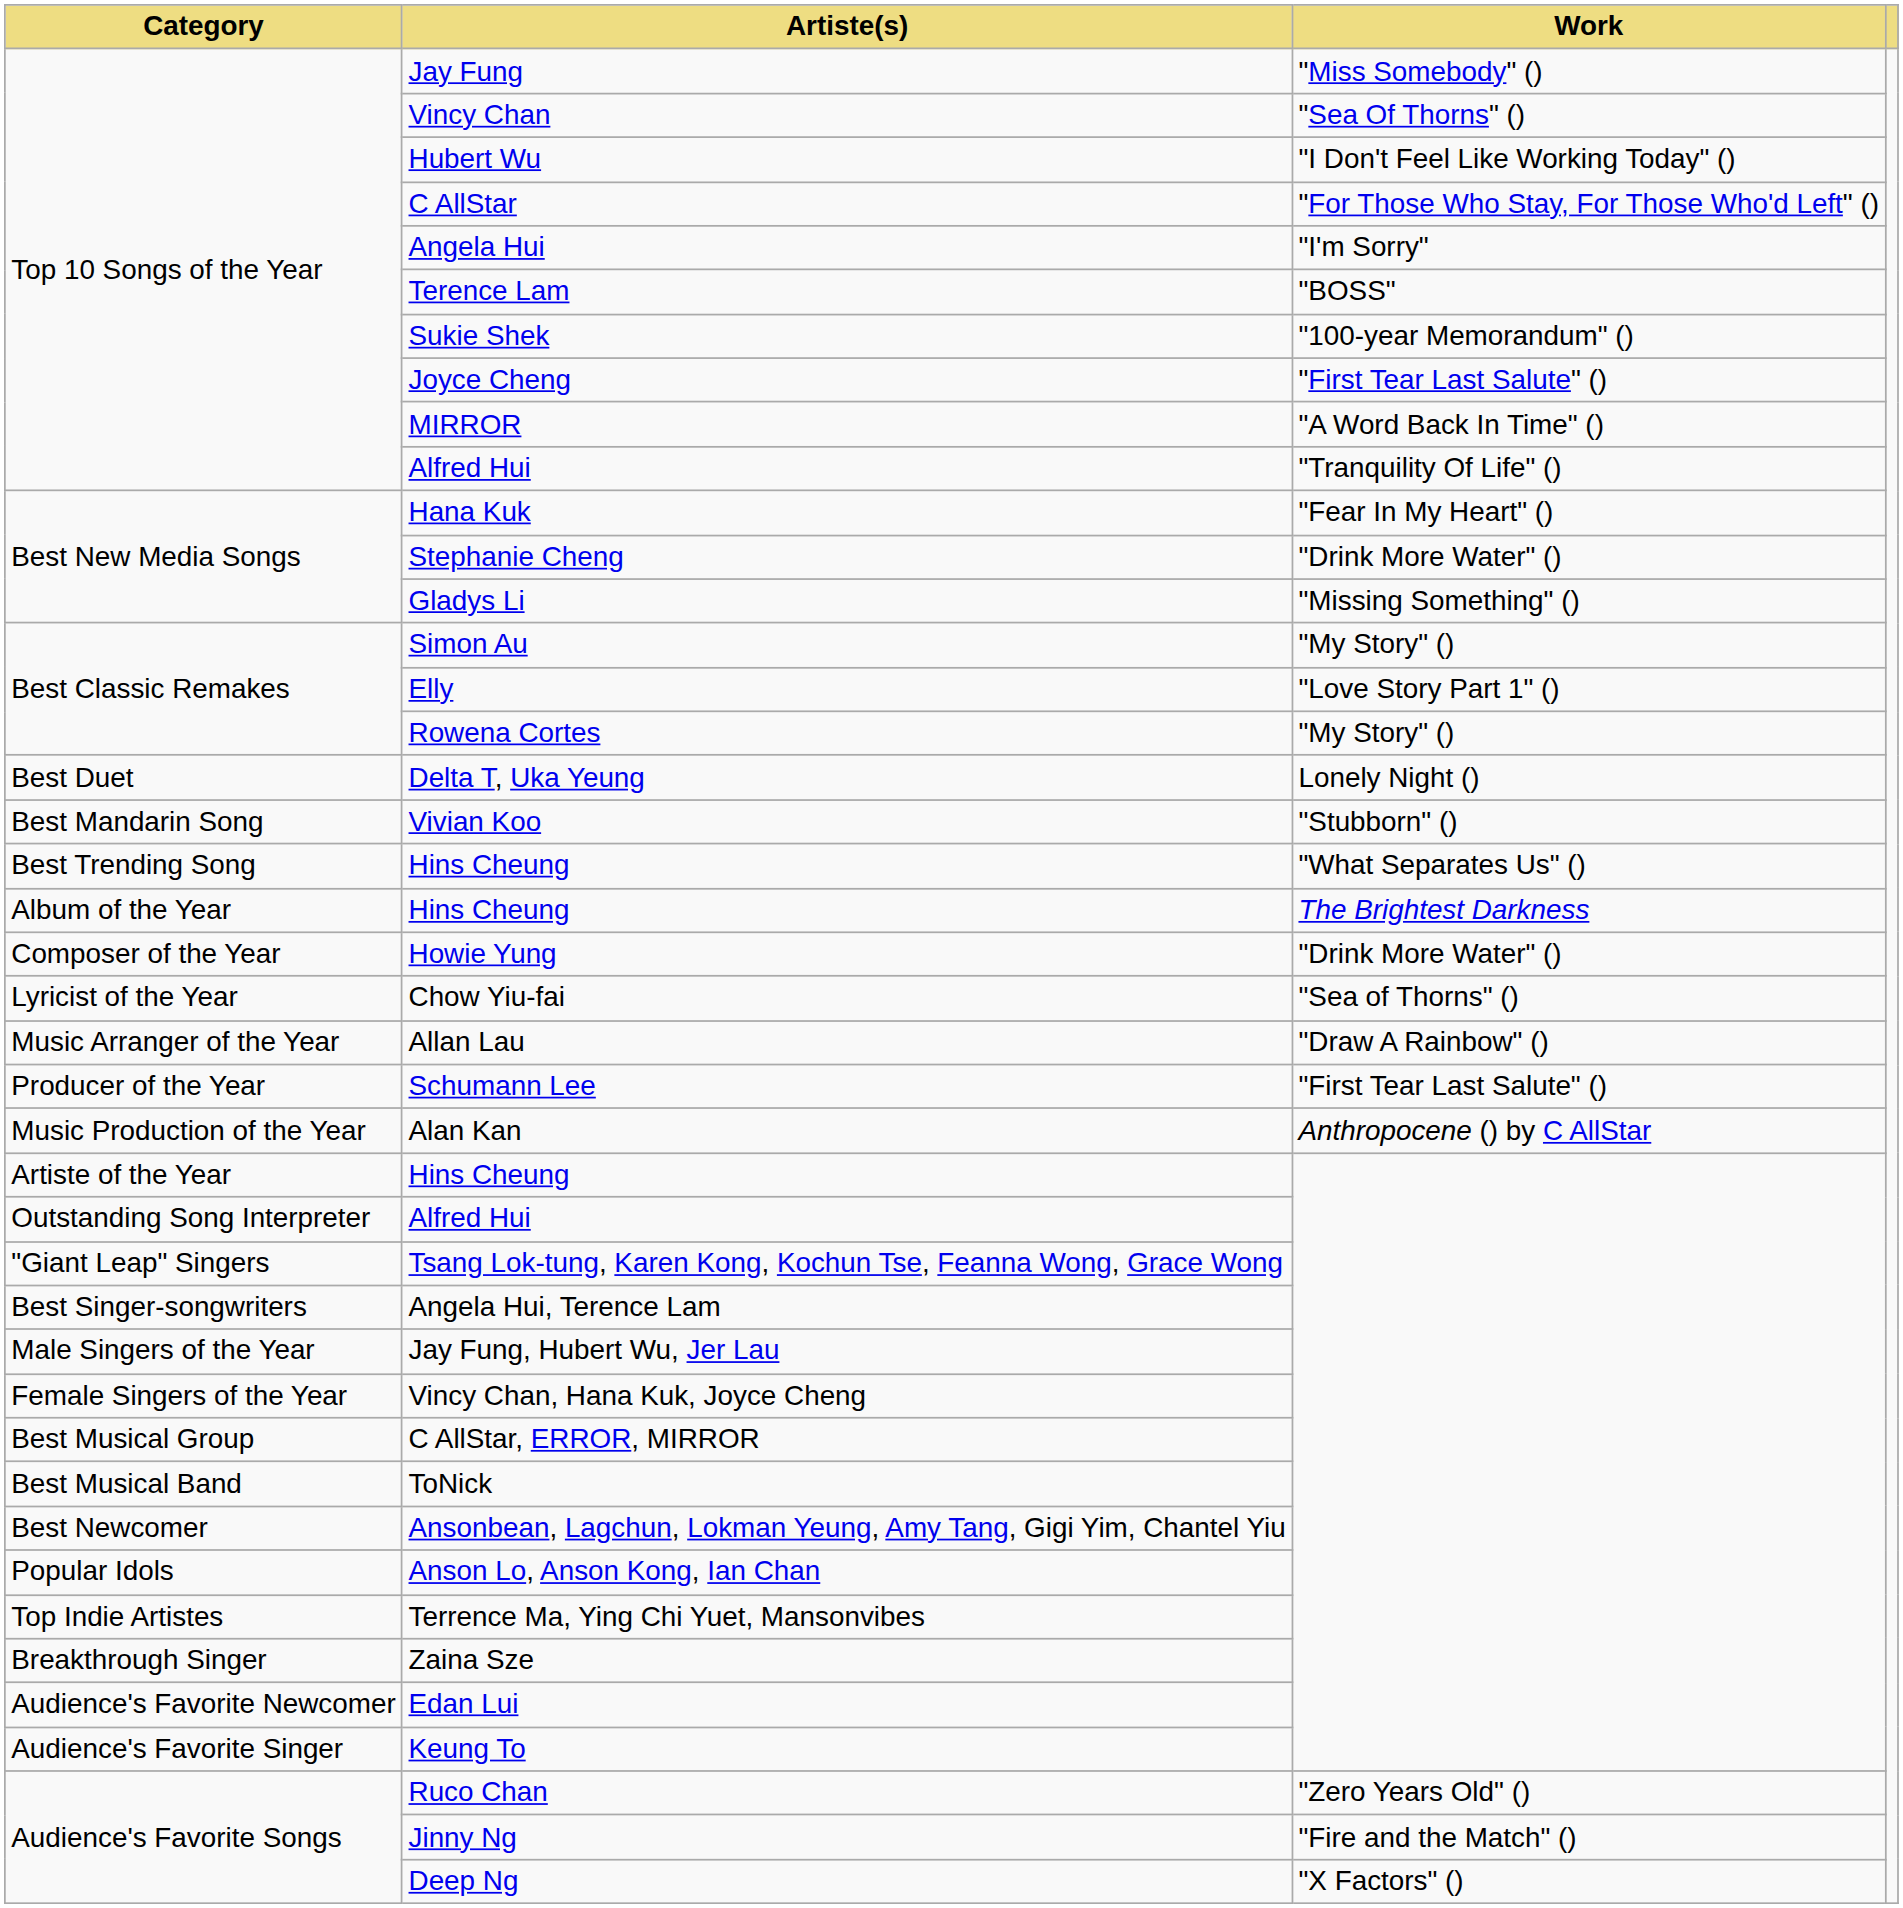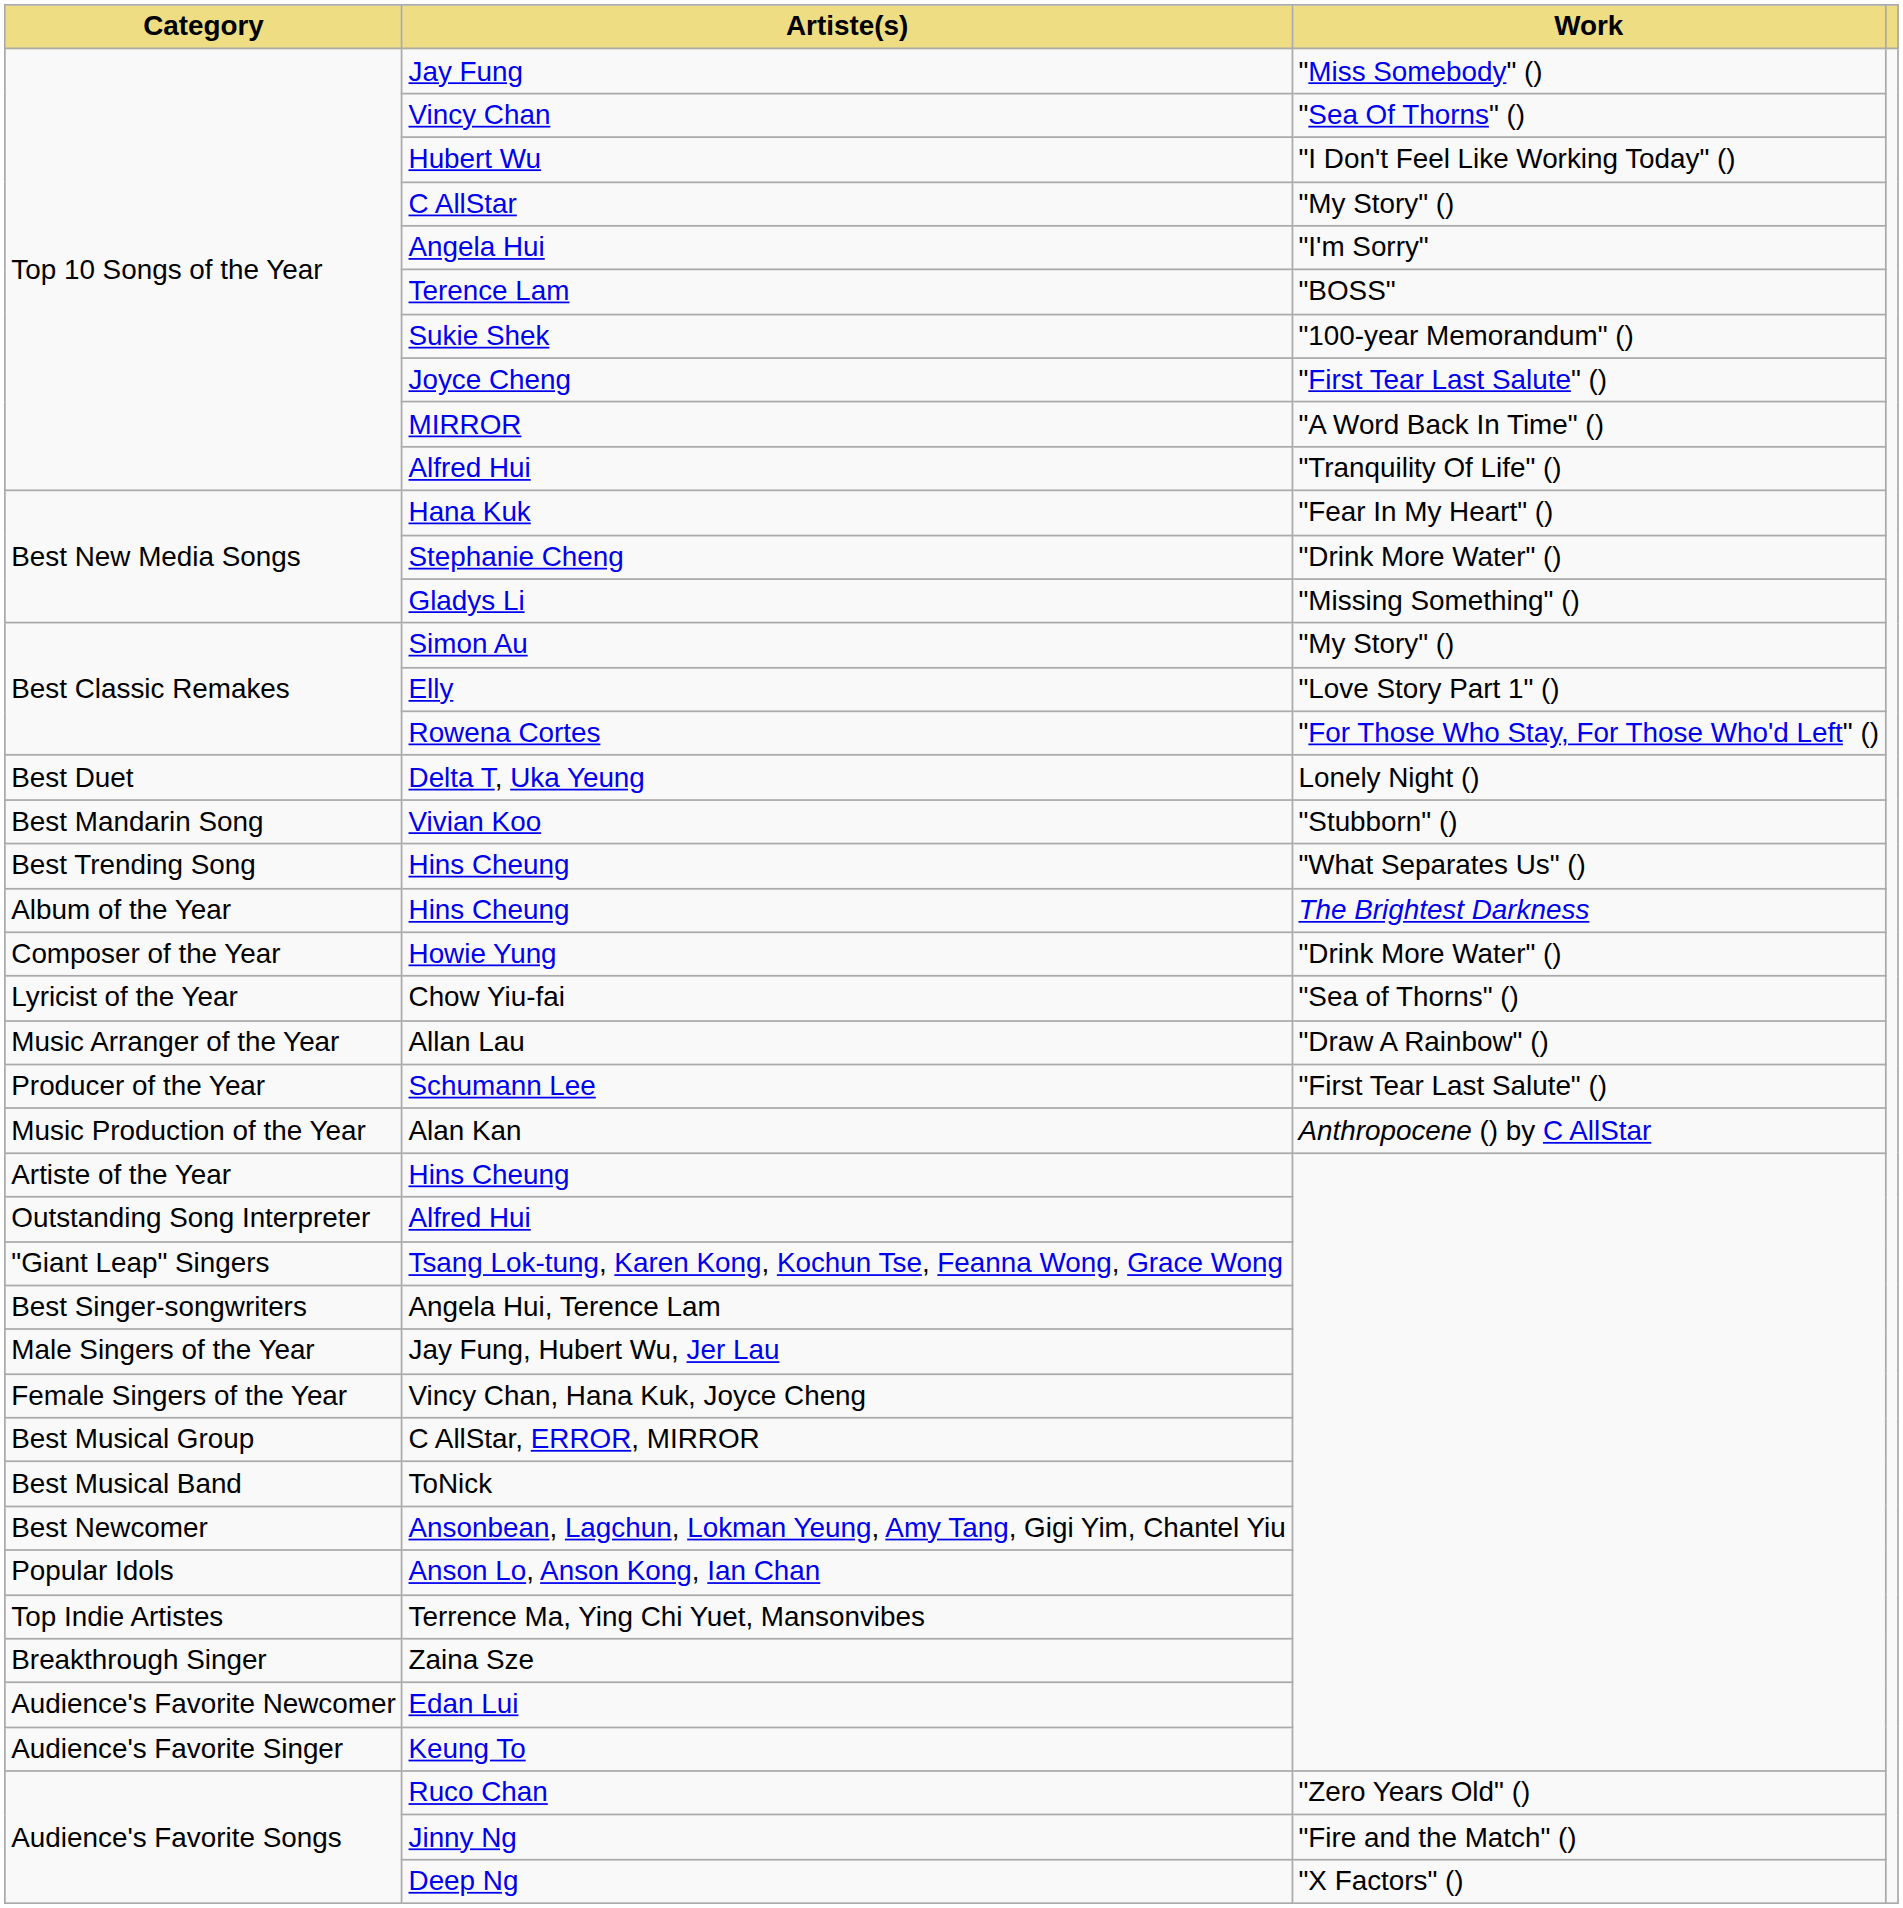(1589, 203) "For Those Who Stay, For Those Who'd Left" () -> (1376, 203) "My Story" ()
(1376, 733) "My Story" () -> (1589, 733) "For Those Who Stay, For Those Who'd Left" ()
